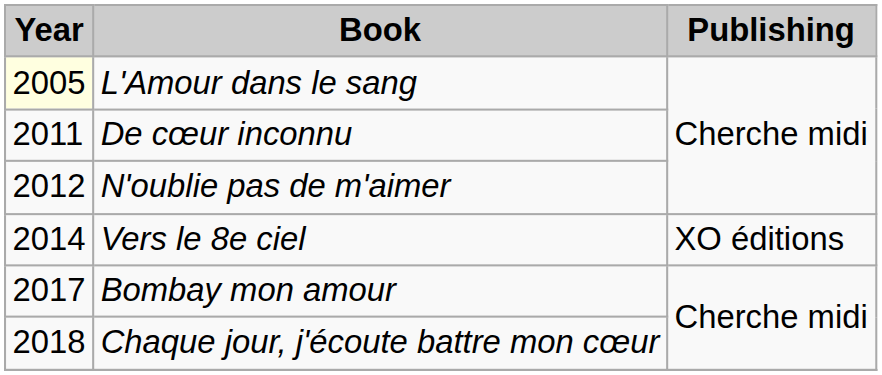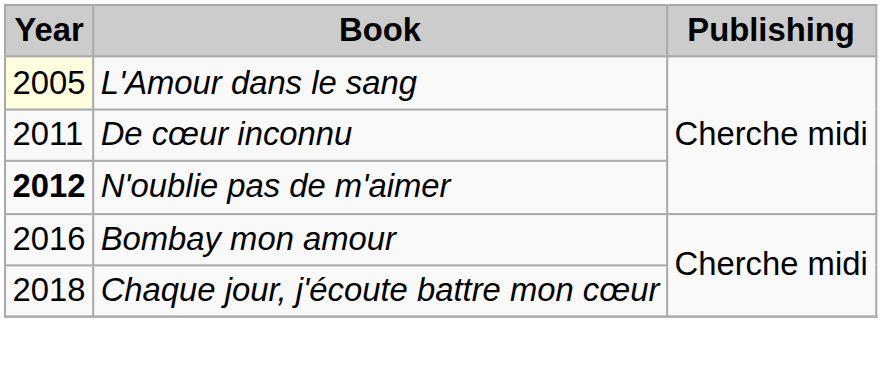(49, 186) normal -> (49, 186) bold
- row: (203, 238)
(49, 290) 2017 -> (49, 238) 2016
